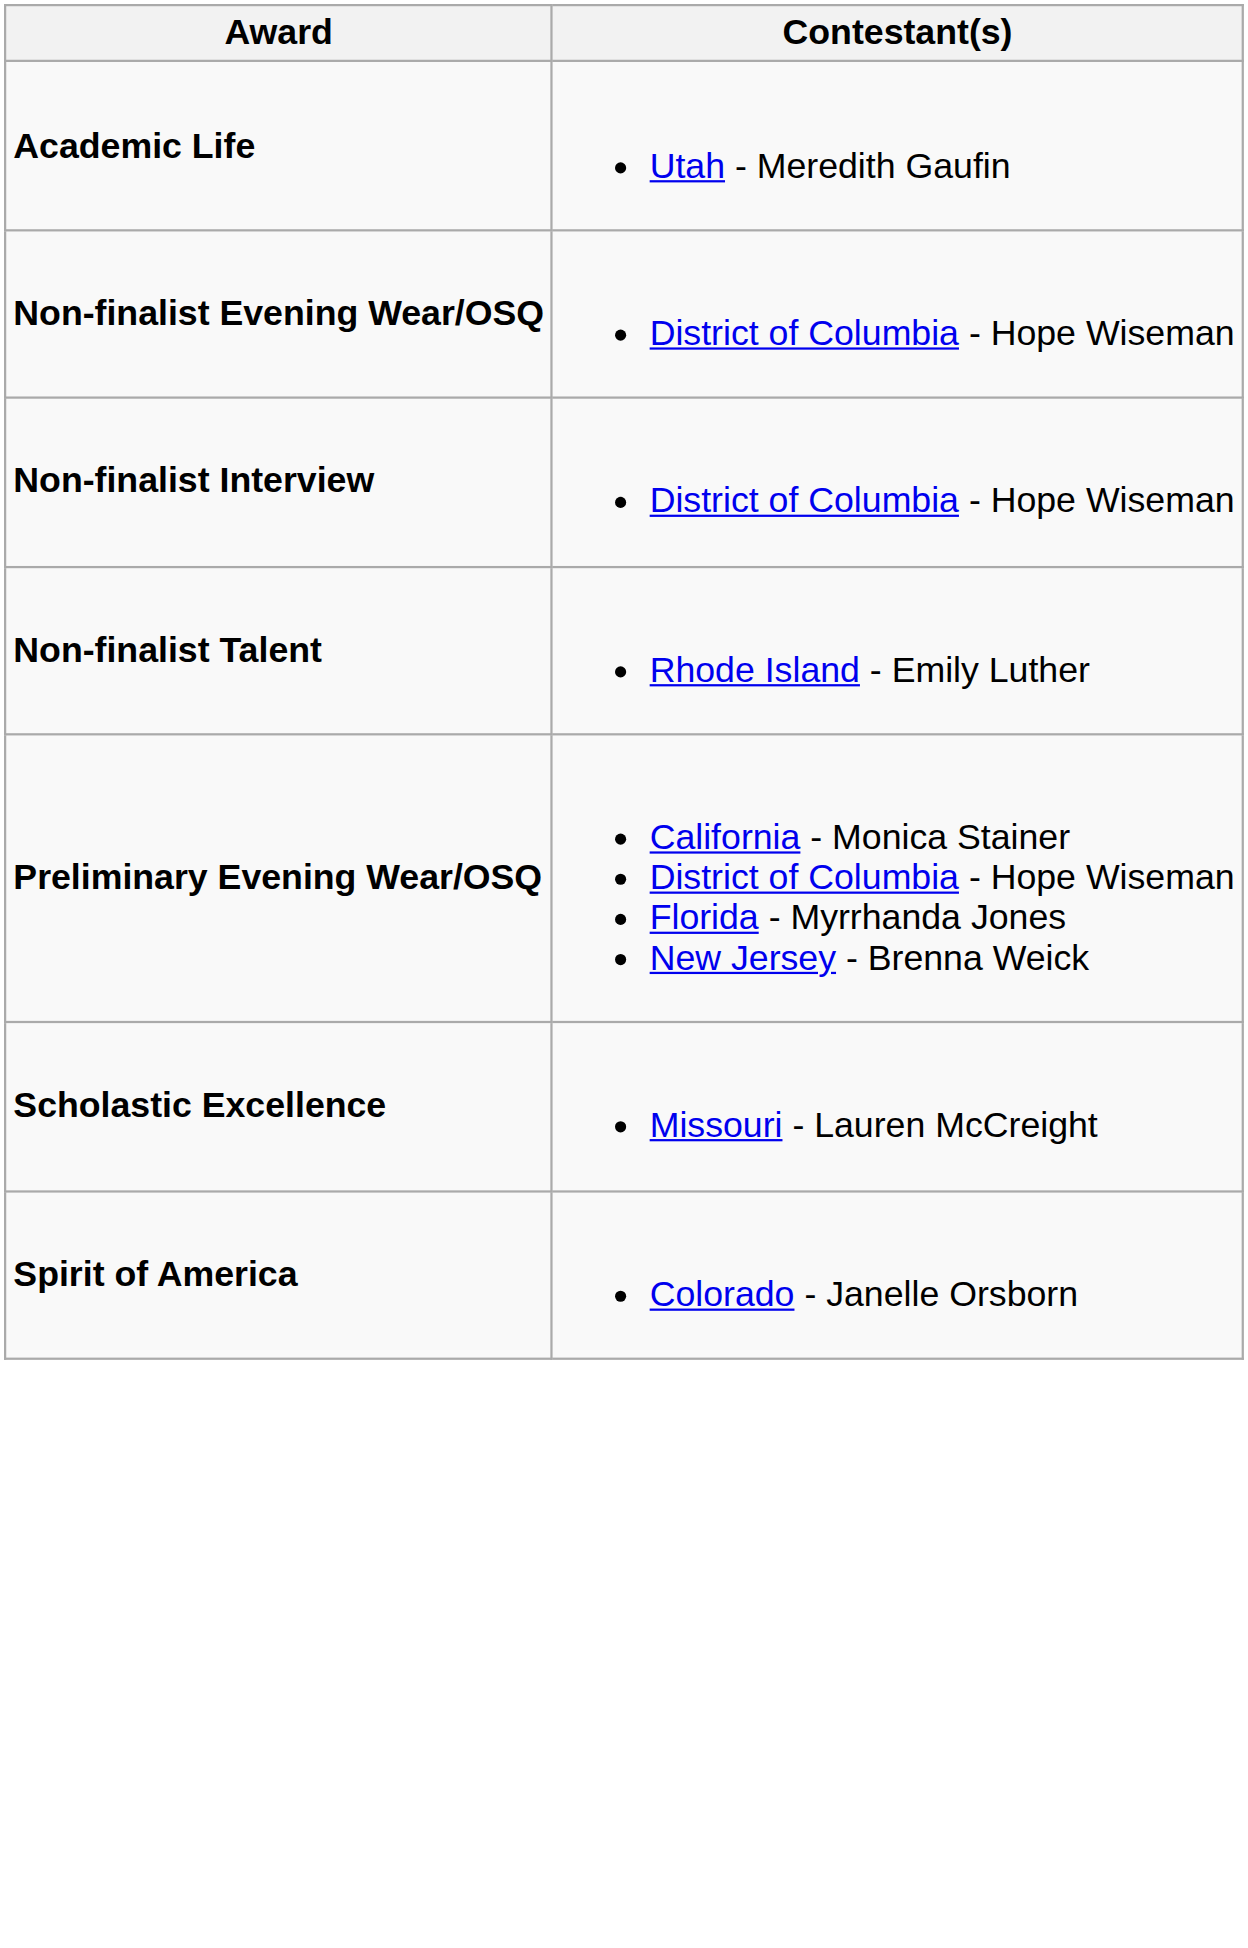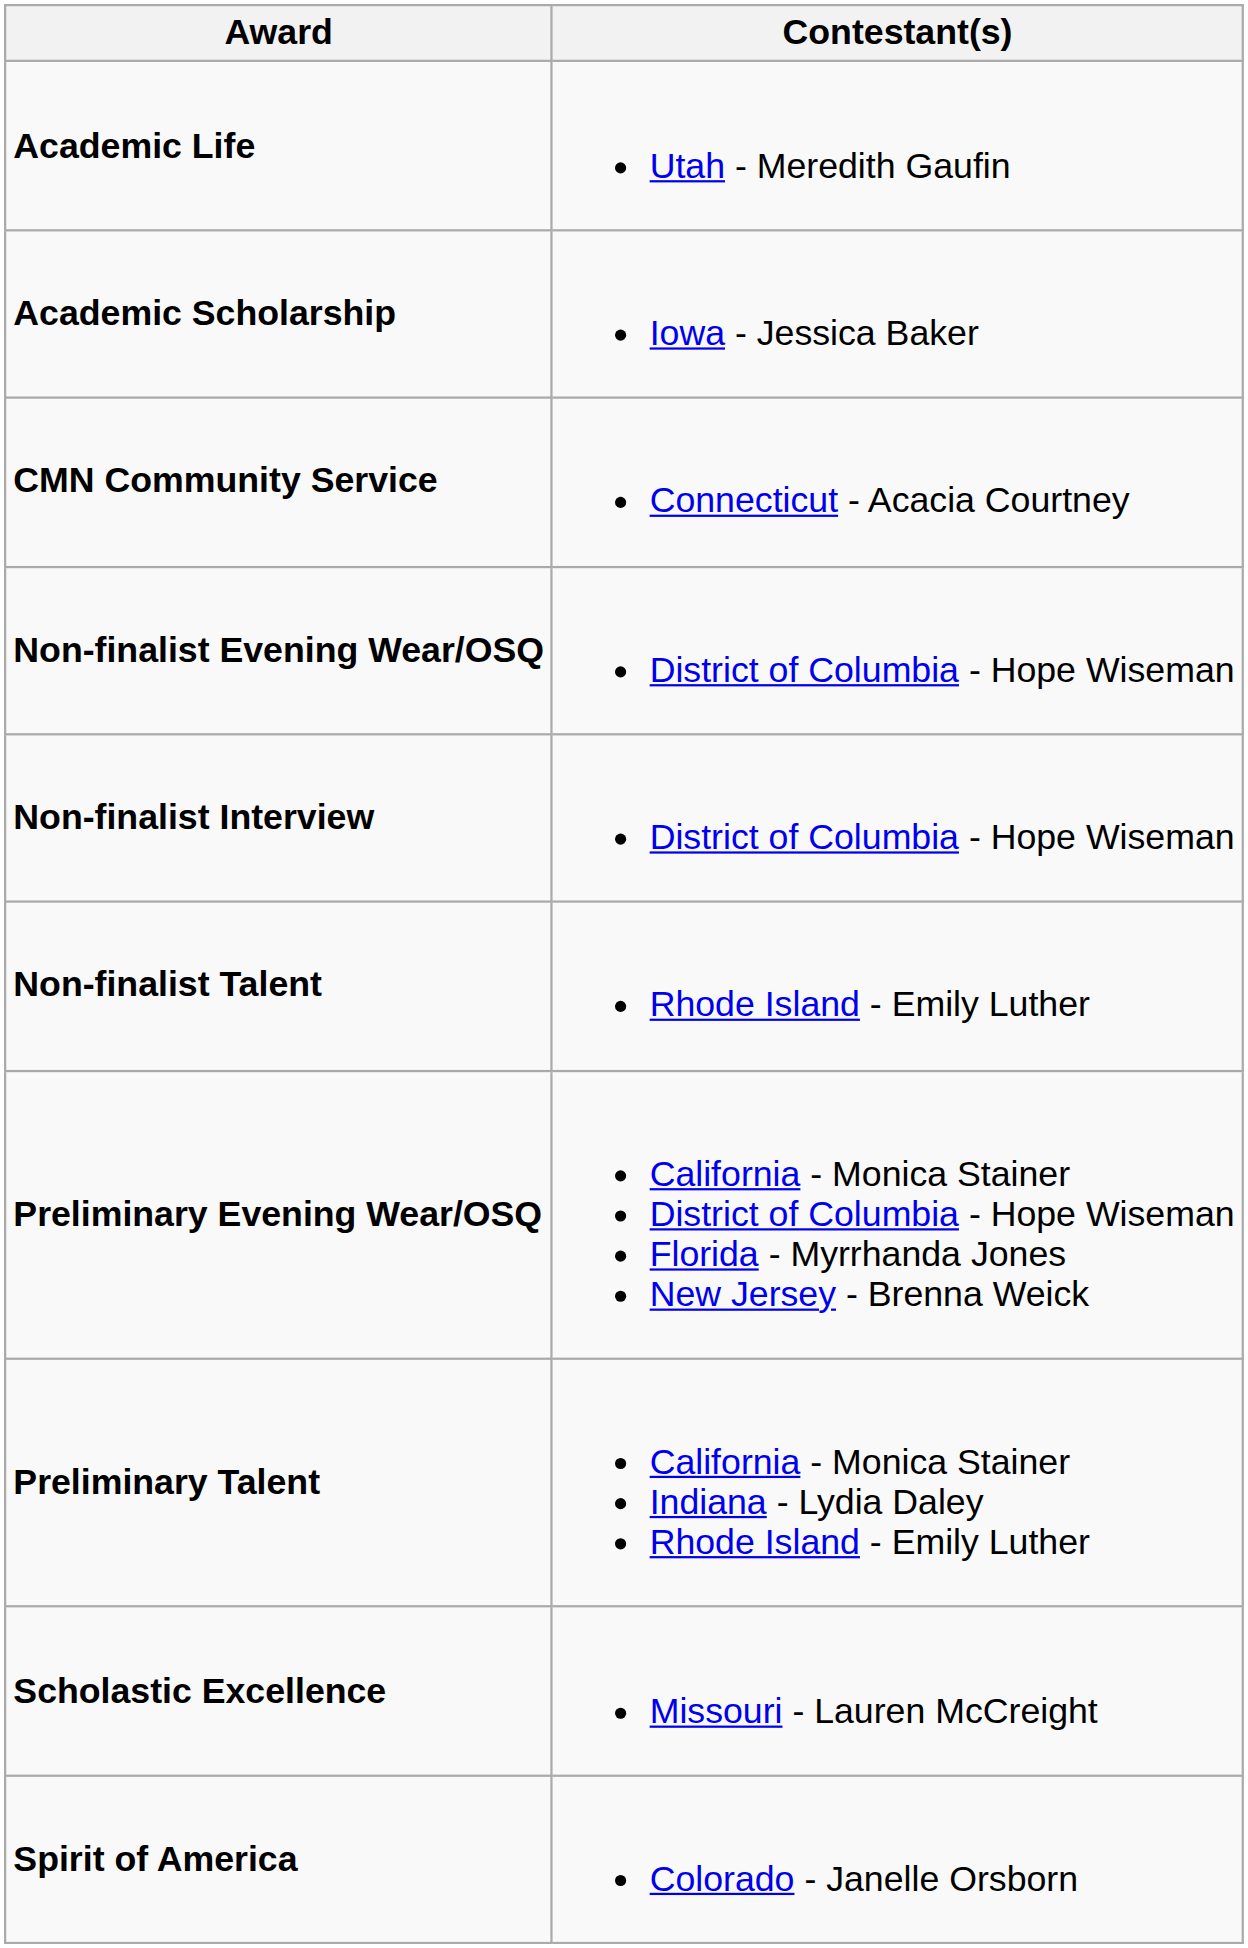+ row: (205, 313)
+ row: (225, 481)
+ row: (167, 1482)
